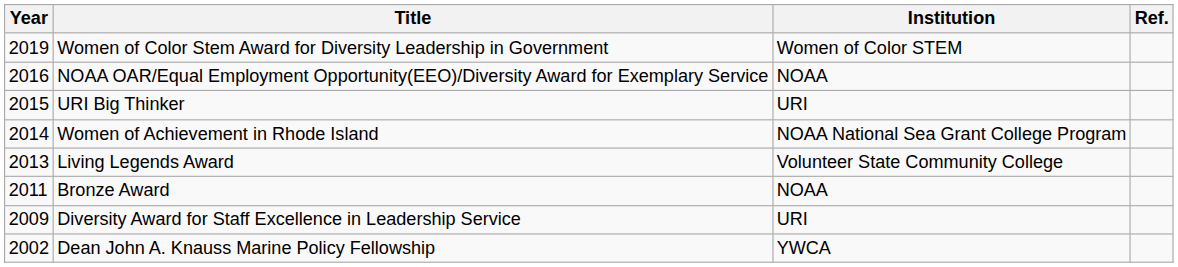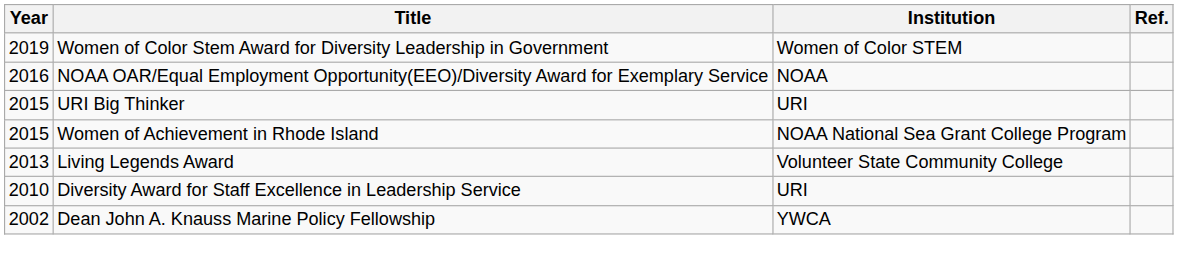(29, 133) 2014 -> (29, 133) 2015
- row: (113, 190)
(29, 219) 2009 -> (29, 190) 2010
